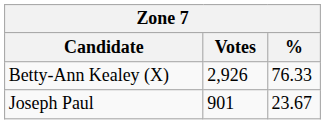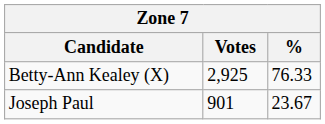(228, 75) 2,926 -> (228, 75) 2,925
